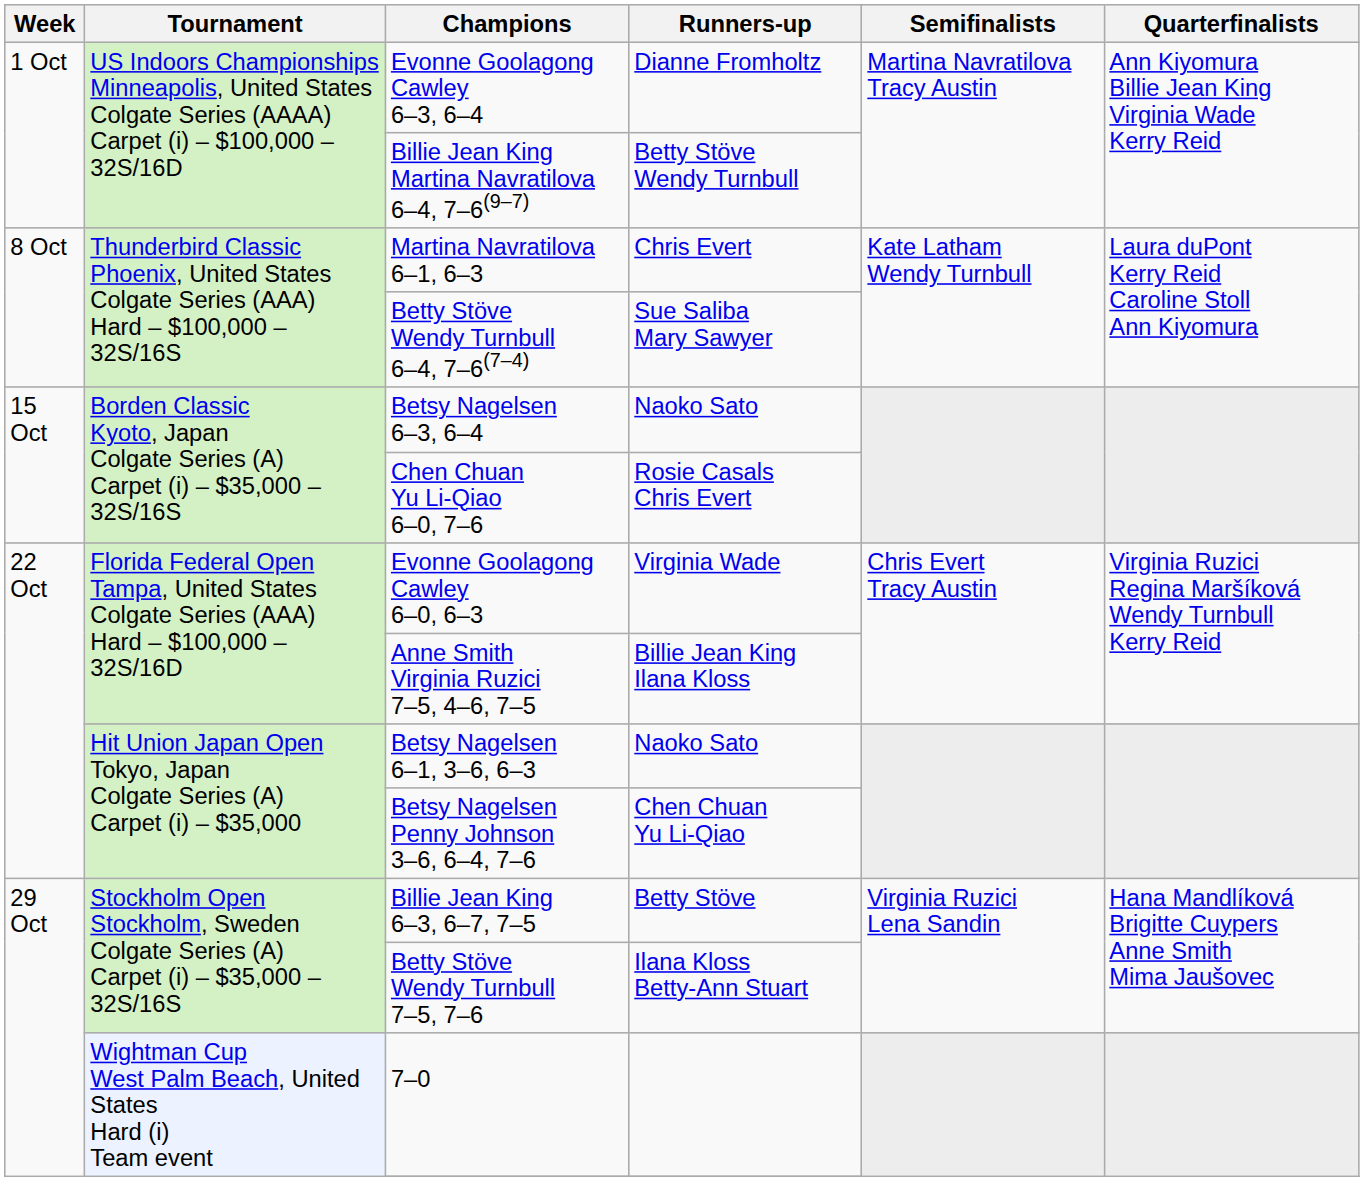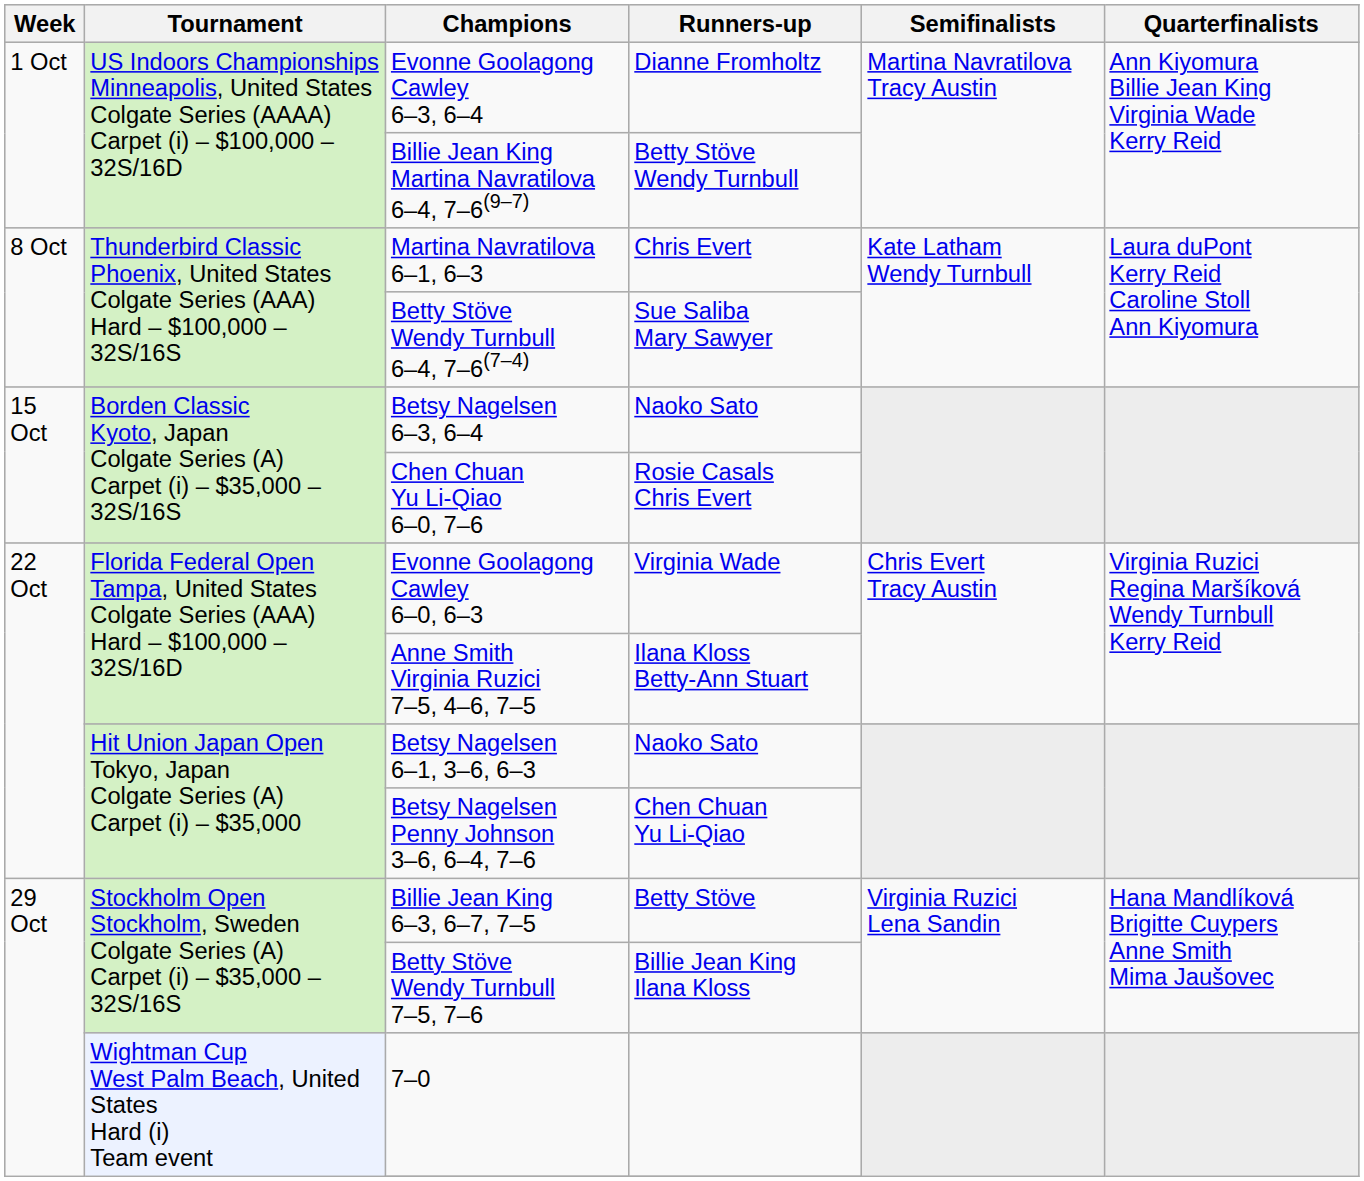(715, 665) Billie Jean King Ilana Kloss -> (721, 665) Ilana Kloss Betty-Ann Stuart
(721, 974) Ilana Kloss Betty-Ann Stuart -> (715, 974) Billie Jean King Ilana Kloss
